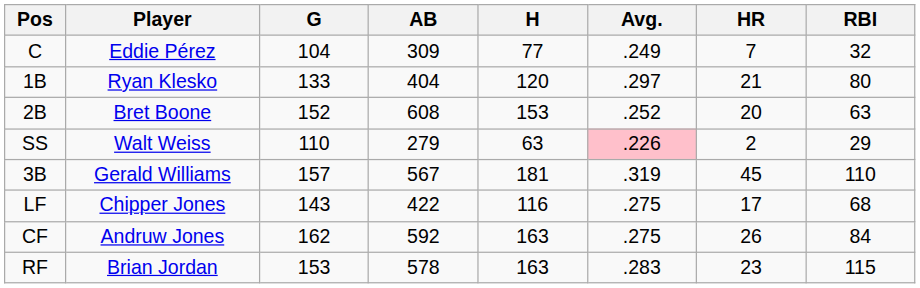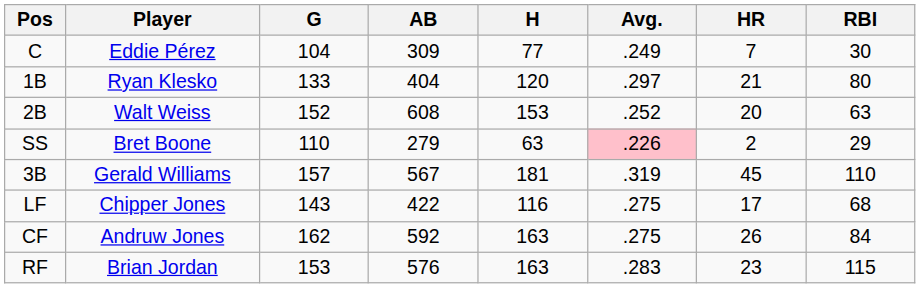(860, 50) 32 -> (860, 50) 30
(162, 112) Bret Boone -> (162, 112) Walt Weiss
(162, 143) Walt Weiss -> (162, 143) Bret Boone
(423, 267) 578 -> (423, 267) 576
